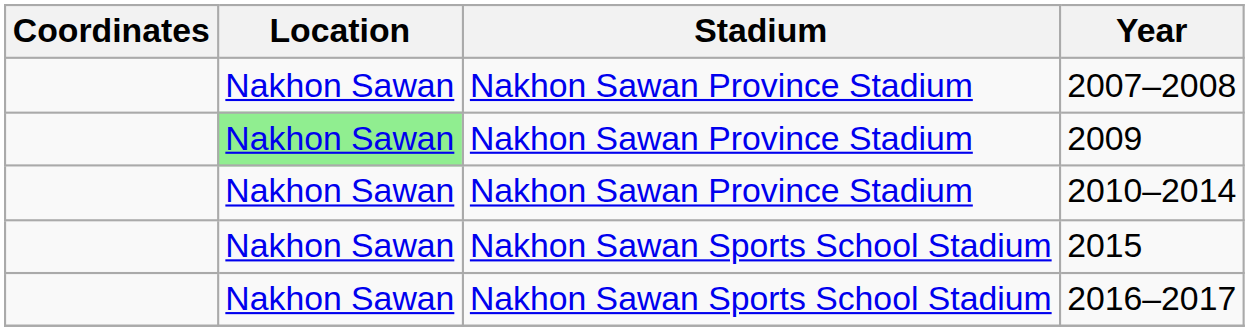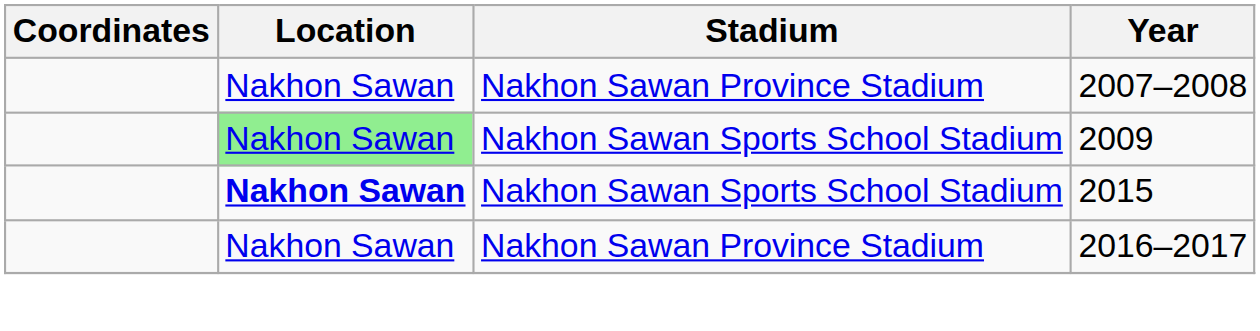(721, 138) Nakhon Sawan Province Stadium -> (772, 138) Nakhon Sawan Sports School Stadium
- row: (1152, 191)
(340, 245) normal -> (345, 191) bold
(761, 298) Nakhon Sawan Sports School Stadium -> (733, 245) Nakhon Sawan Province Stadium
